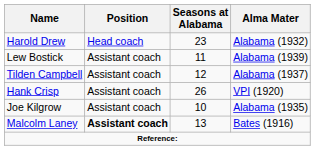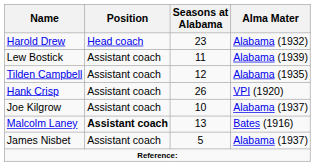(271, 75) Alabama (1937) -> (271, 75) Alabama (1935)
(271, 108) Alabama (1935) -> (271, 108) Alabama (1937)
+ row: (39, 141)
